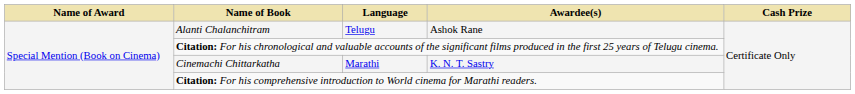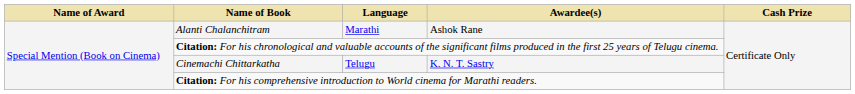(360, 30) Telugu -> (362, 30) Marathi
(362, 64) Marathi -> (360, 64) Telugu
